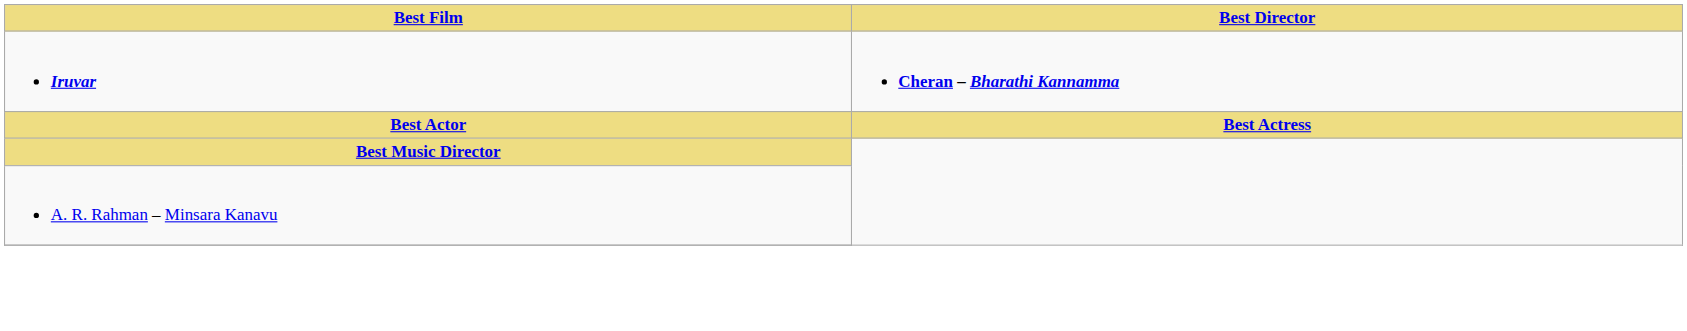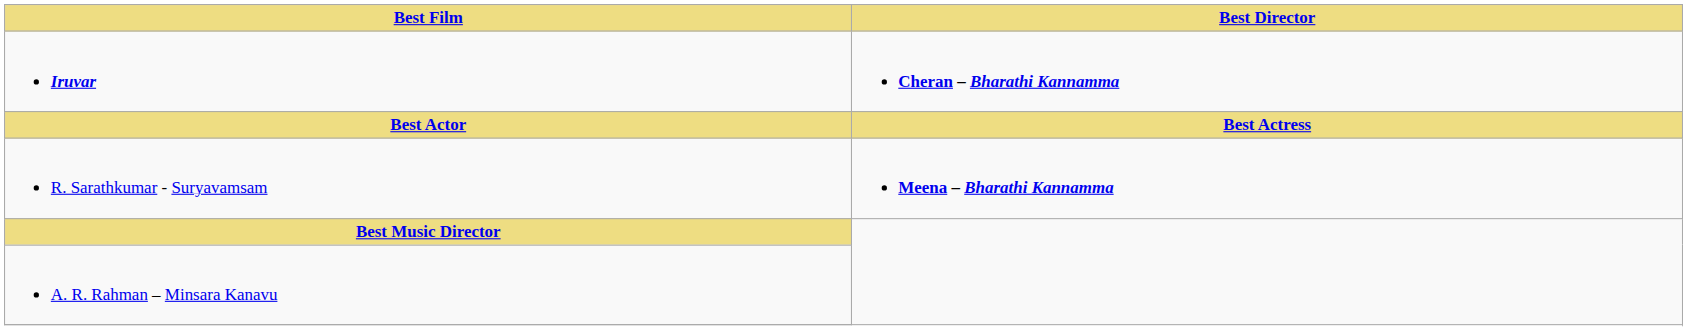+ row: (428, 188)
